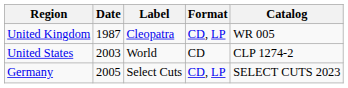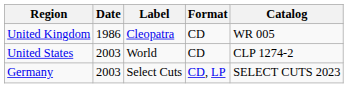(108, 33) 1987 -> (108, 33) 1986
(207, 33) CD, LP -> (196, 33) CD
(108, 72) 2005 -> (108, 72) 2003
